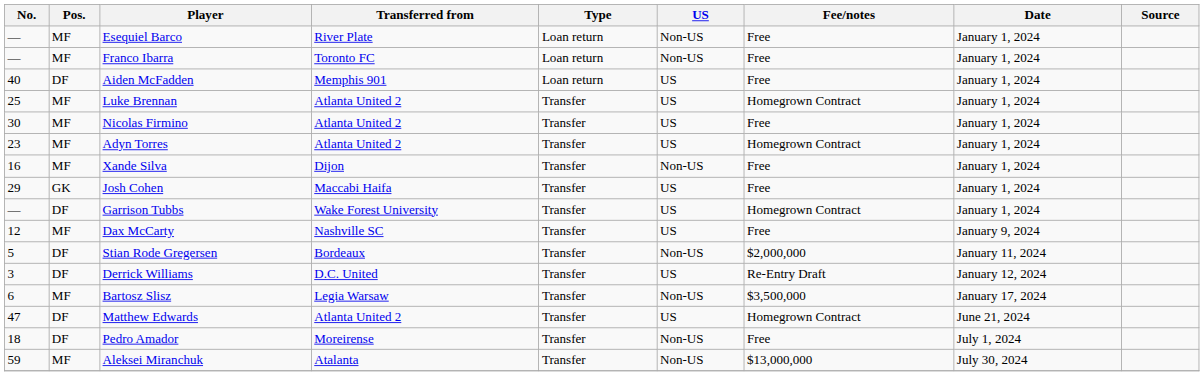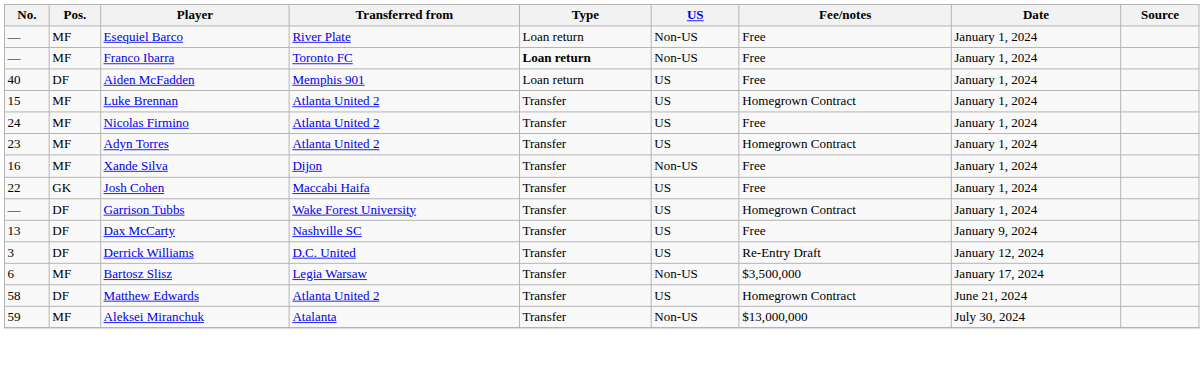(573, 58) normal -> (557, 58) bold
(14, 101) 25 -> (14, 101) 15
(14, 123) 30 -> (14, 123) 24
(14, 187) 29 -> (14, 187) 22
(14, 231) 12 -> (14, 231) 13
(61, 231) MF -> (61, 231) DF
- row: (160, 252)
(14, 317) 47 -> (14, 295) 58
- row: (140, 338)
